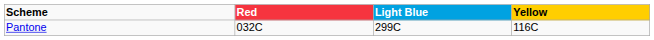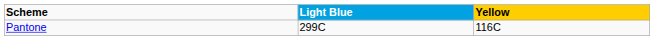- column: (247, 12)
